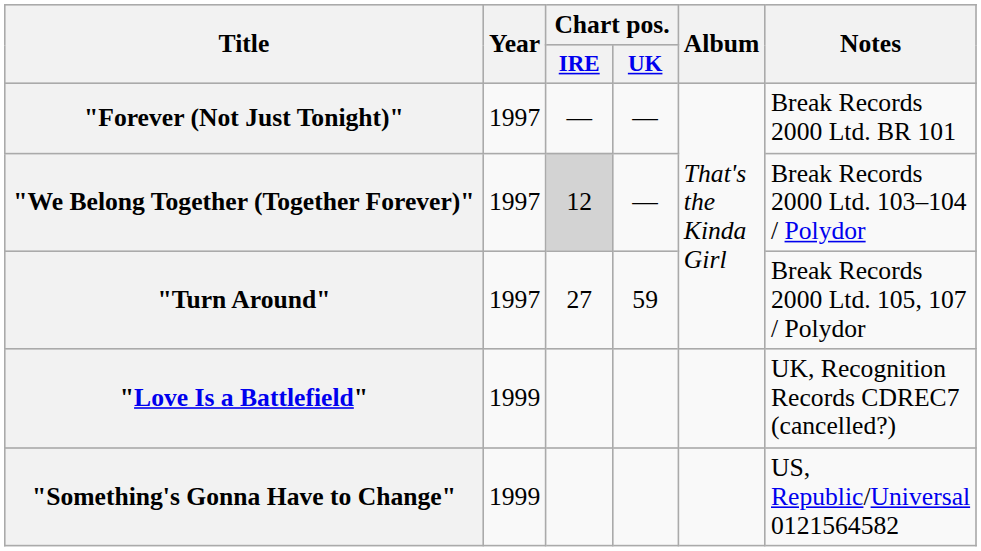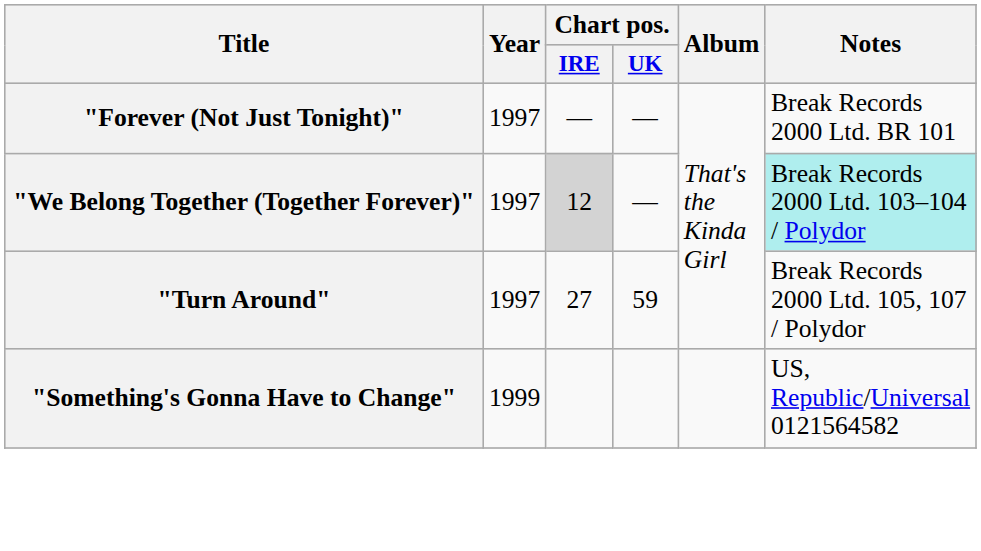(869, 201) no background -> (869, 201) paleturquoise background
- row: (244, 398)
